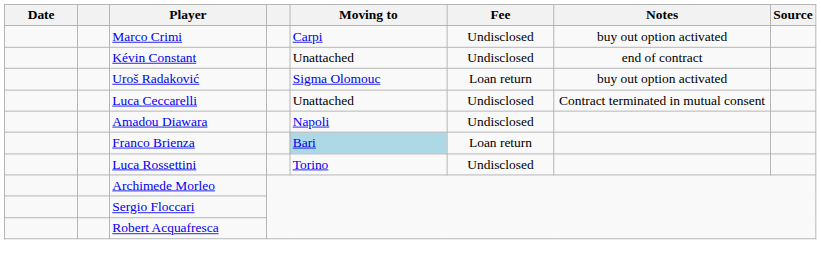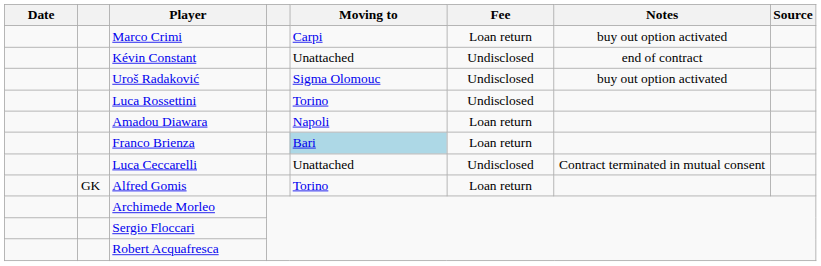(500, 36) Undisclosed -> (500, 36) Loan return
(500, 79) Loan return -> (500, 79) Undisclosed
rows swapped: (154, 164) <-> (155, 100)
(500, 121) Undisclosed -> (500, 121) Loan return
+ row: (149, 185)
